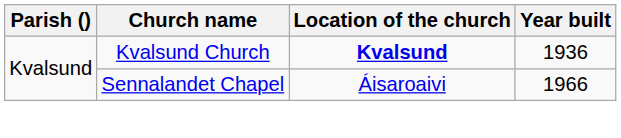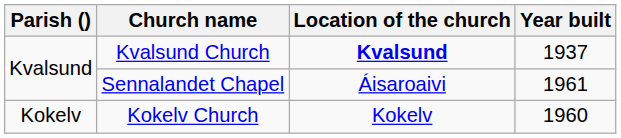(565, 52) 1936 -> (565, 52) 1937
(565, 84) 1966 -> (565, 84) 1961
+ row: (193, 116)
